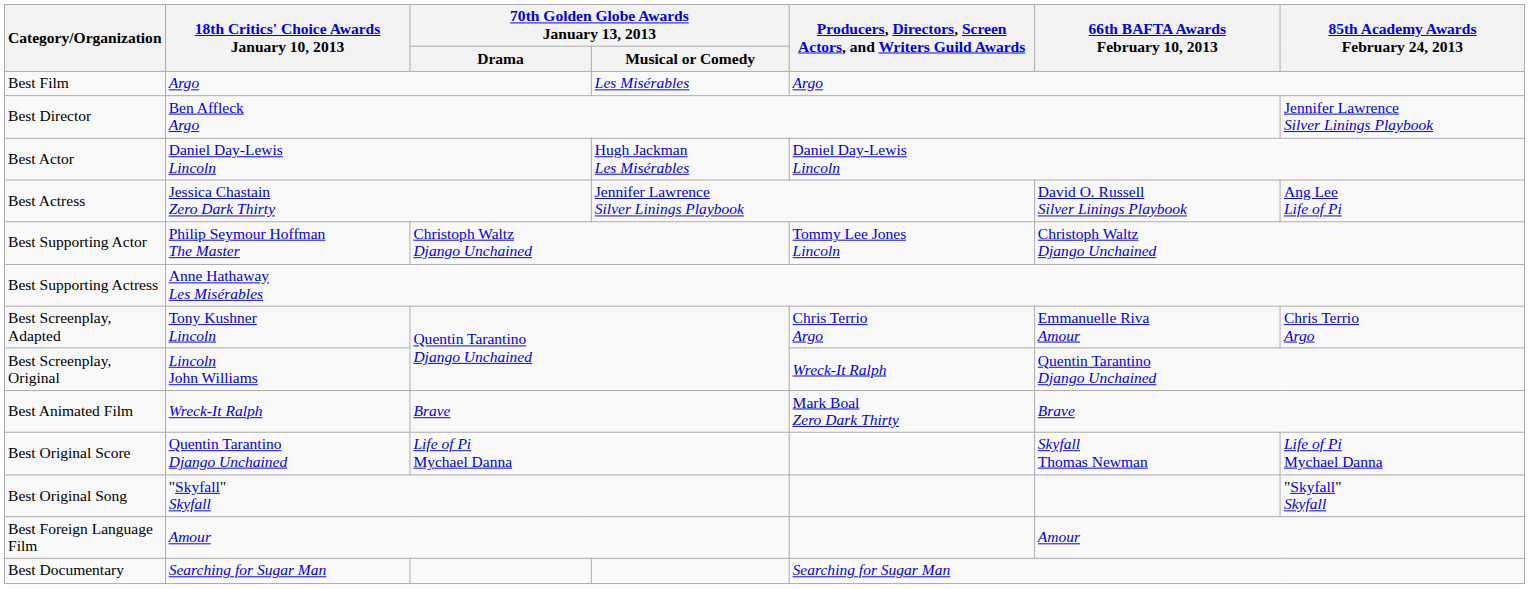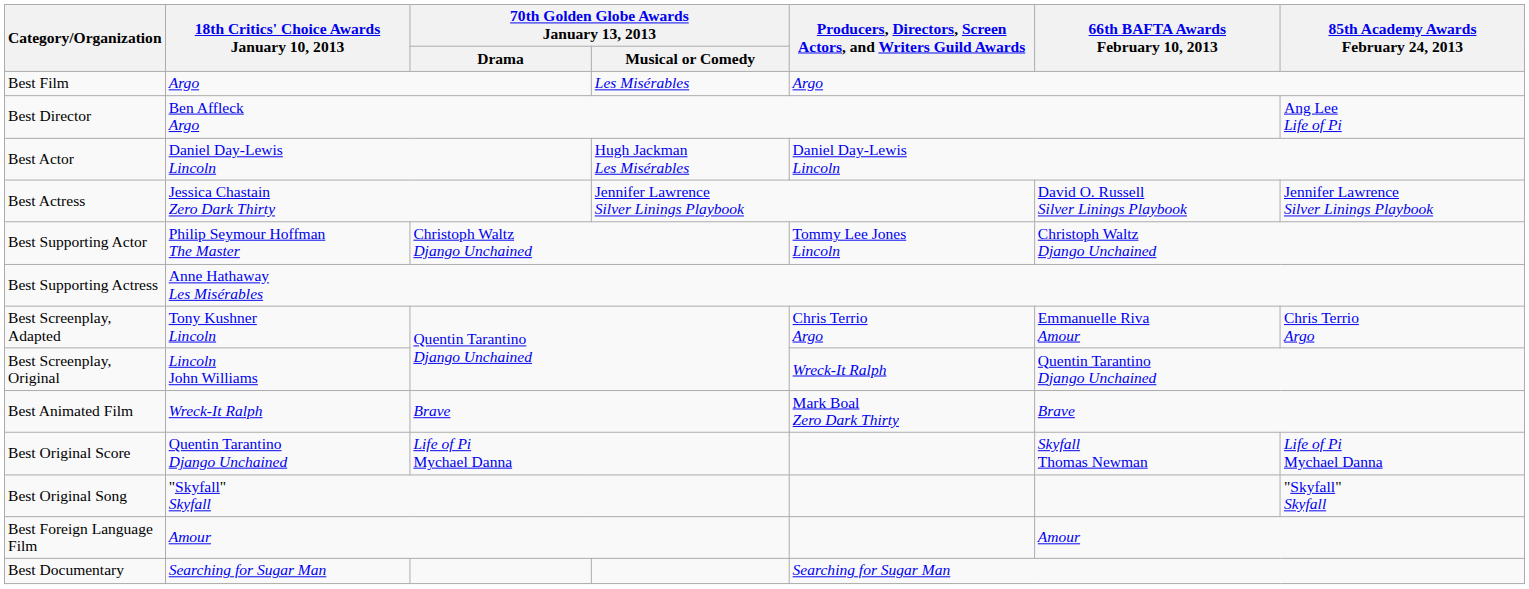(1359, 116) Jennifer Lawrence Silver Linings Playbook -> (1313, 116) Ang Lee Life of Pi
(1313, 200) Ang Lee Life of Pi -> (1359, 200) Jennifer Lawrence Silver Linings Playbook
